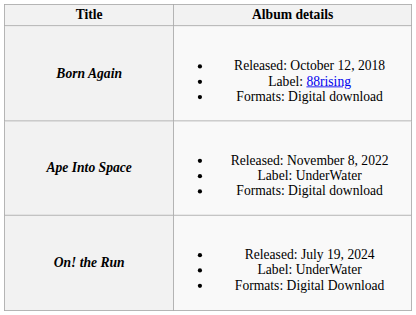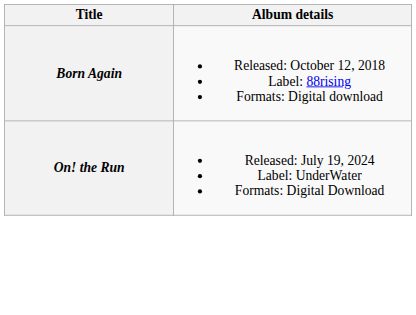- row: (89, 168)
